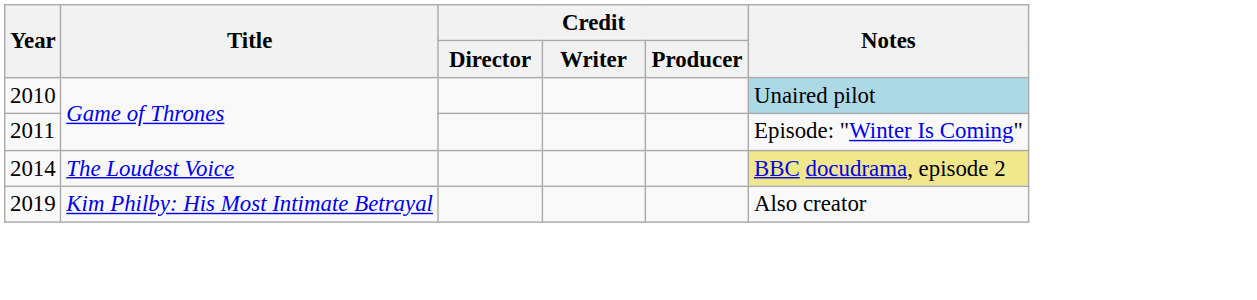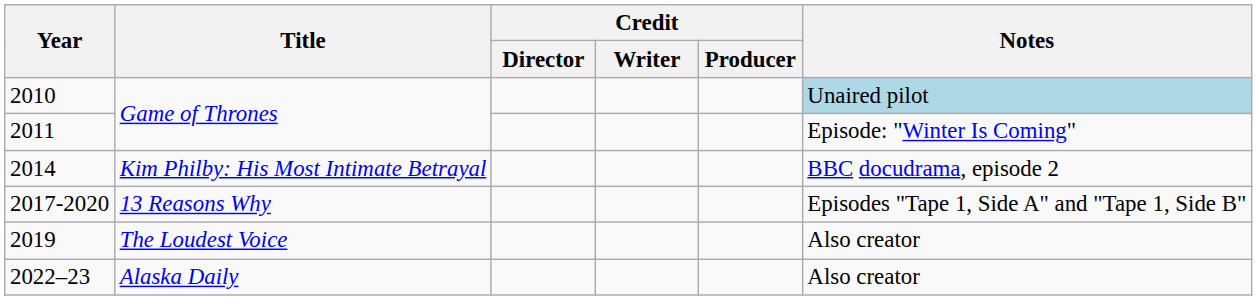(150, 167) The Loudest Voice -> (303, 167) Kim Philby: His Most Intimate Betrayal
(880, 167) khaki background -> (933, 167) no background
+ row: (60, 204)
(250, 204) Kim Philby: His Most Intimate Betrayal -> (204, 240) The Loudest Voice
+ row: (50, 276)
